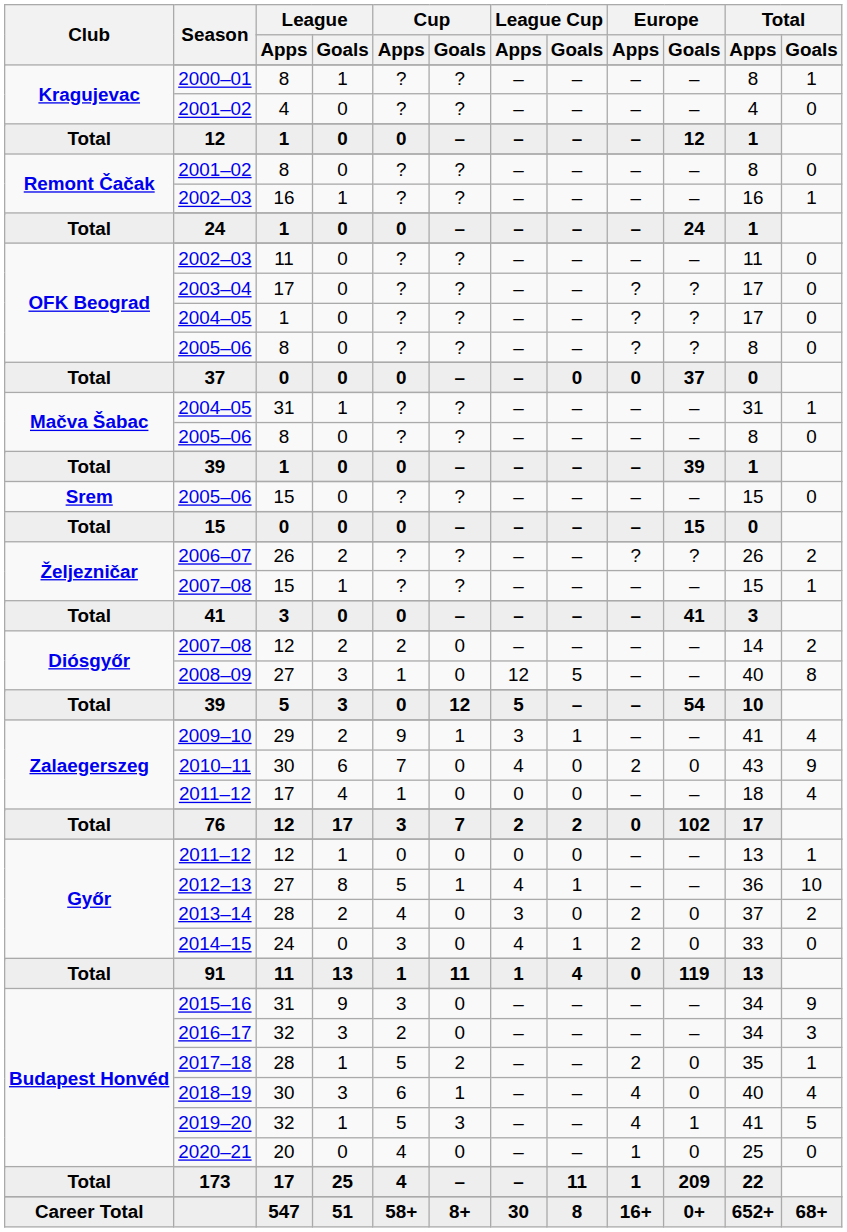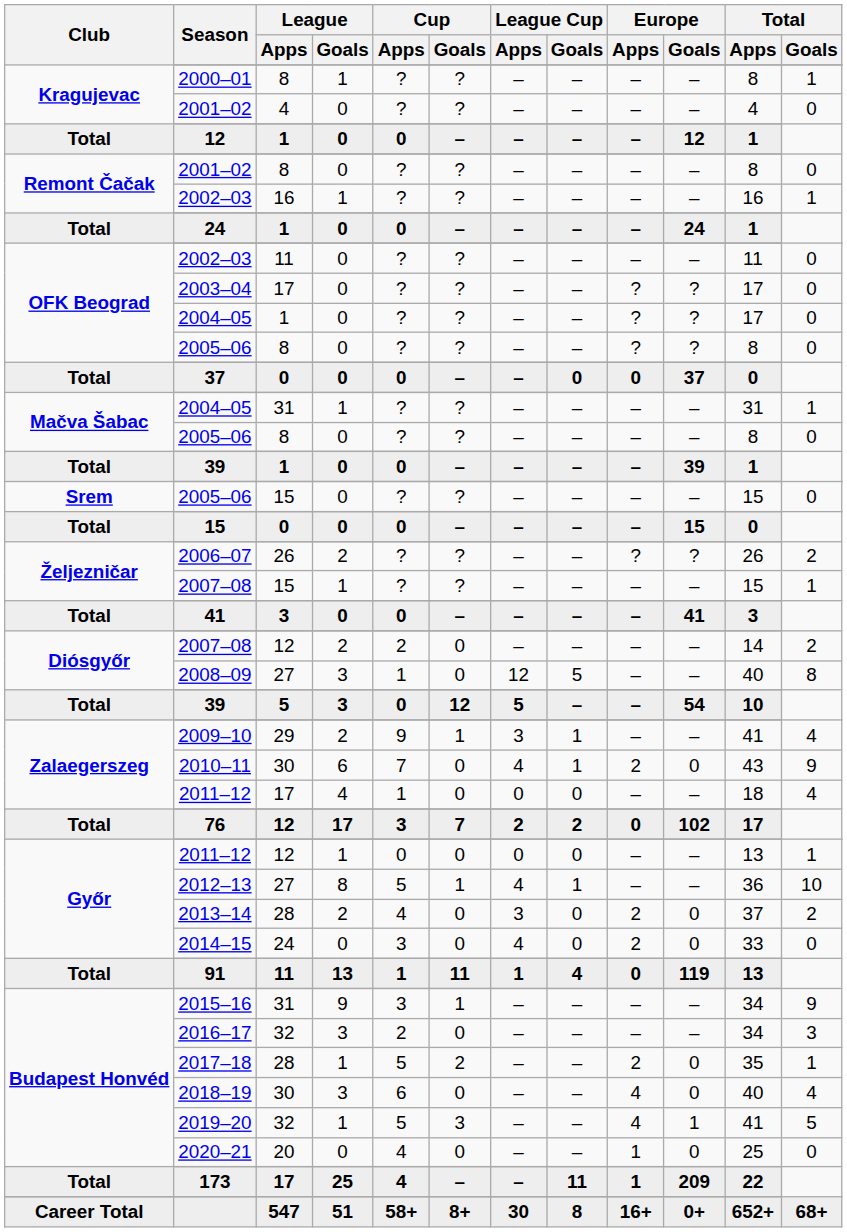(577, 765) 0 -> (577, 765) 1
(577, 944) 1 -> (577, 944) 0
(460, 1003) 0 -> (460, 1003) 1
(460, 1093) 1 -> (460, 1093) 0
